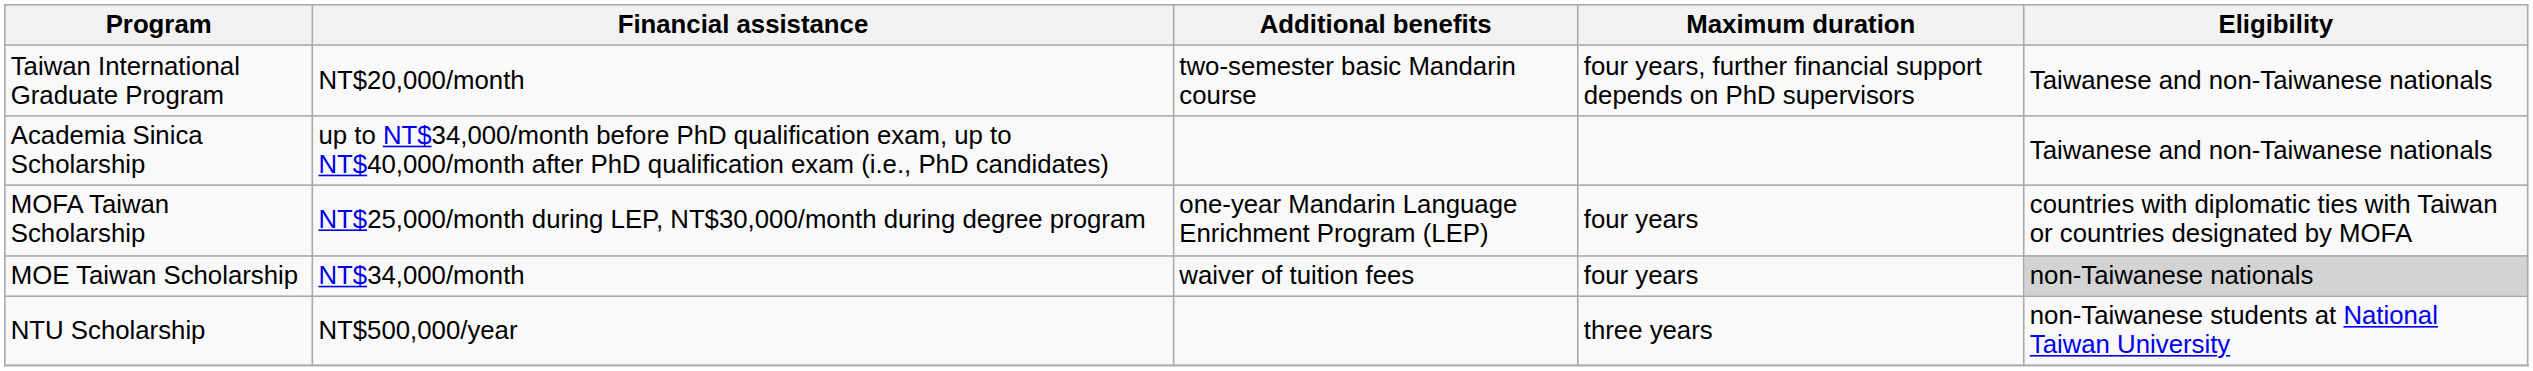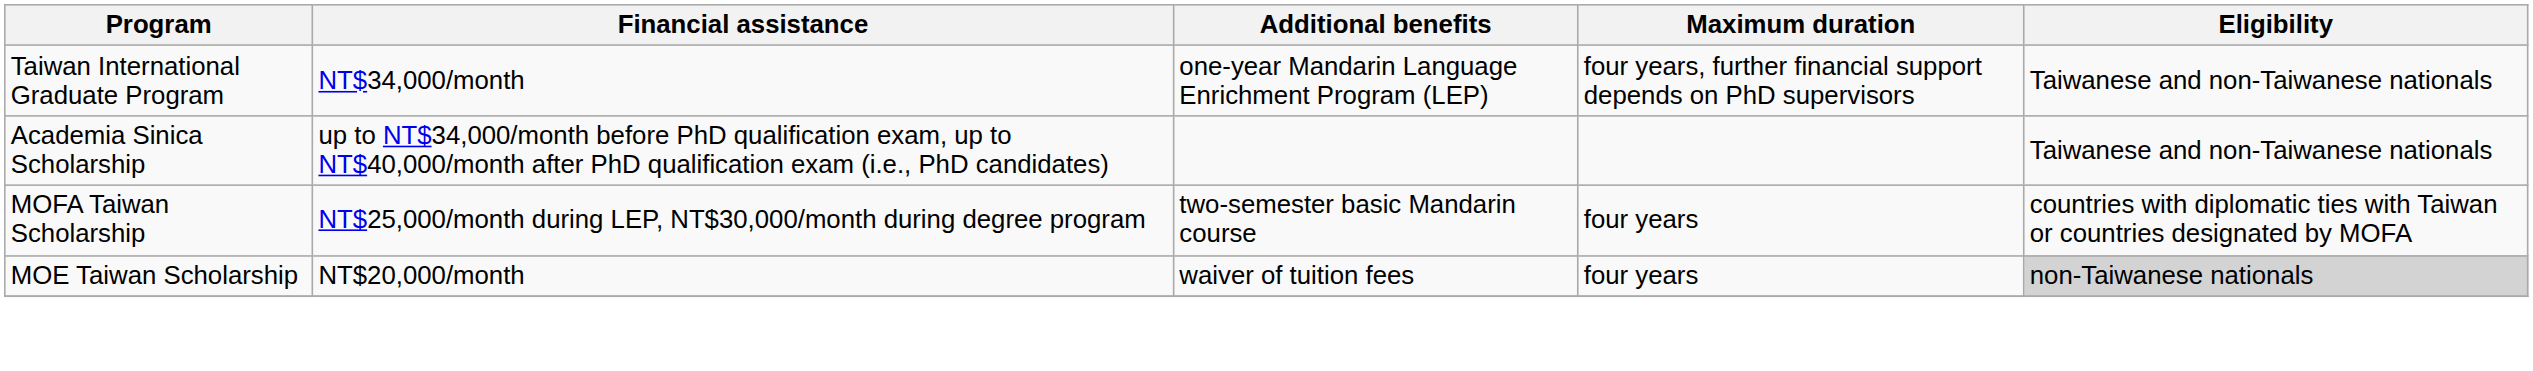(422, 80) NT$20,000/month -> (422, 80) NT$34,000/month
(1348, 80) two-semester basic Mandarin course -> (1348, 80) one-year Mandarin Language Enrichment Program (LEP)
(1348, 219) one-year Mandarin Language Enrichment Program (LEP) -> (1348, 219) two-semester basic Mandarin course
(422, 275) NT$34,000/month -> (422, 275) NT$20,000/month
- row: (108, 330)
